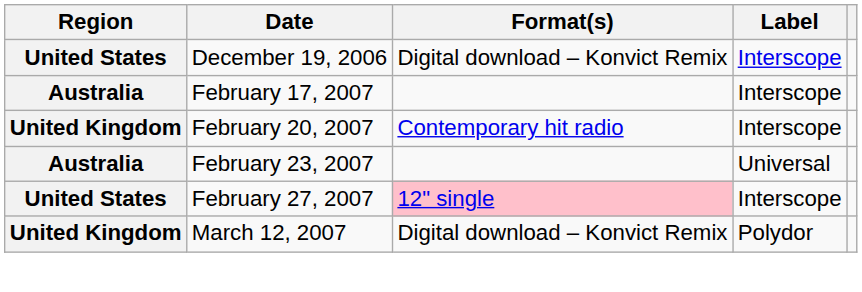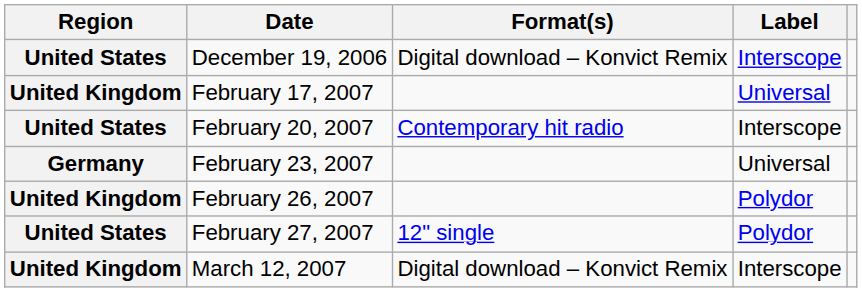(96, 92) Australia -> (96, 92) United Kingdom
(790, 92) Interscope -> (784, 92) Universal
(96, 127) United Kingdom -> (96, 127) United States
(96, 163) Australia -> (96, 163) Germany
+ row: (283, 198)
(446, 198) pink background -> (446, 233) no background
(790, 198) Interscope -> (775, 233) Polydor
(775, 233) Polydor -> (790, 269) Interscope
